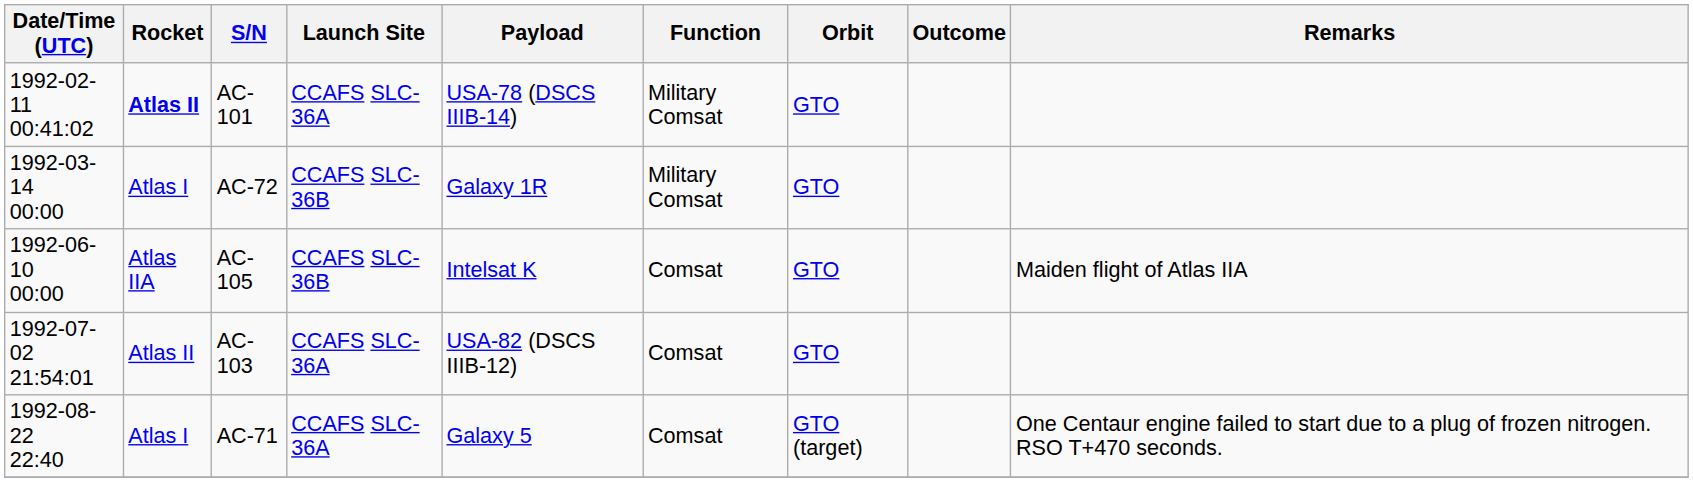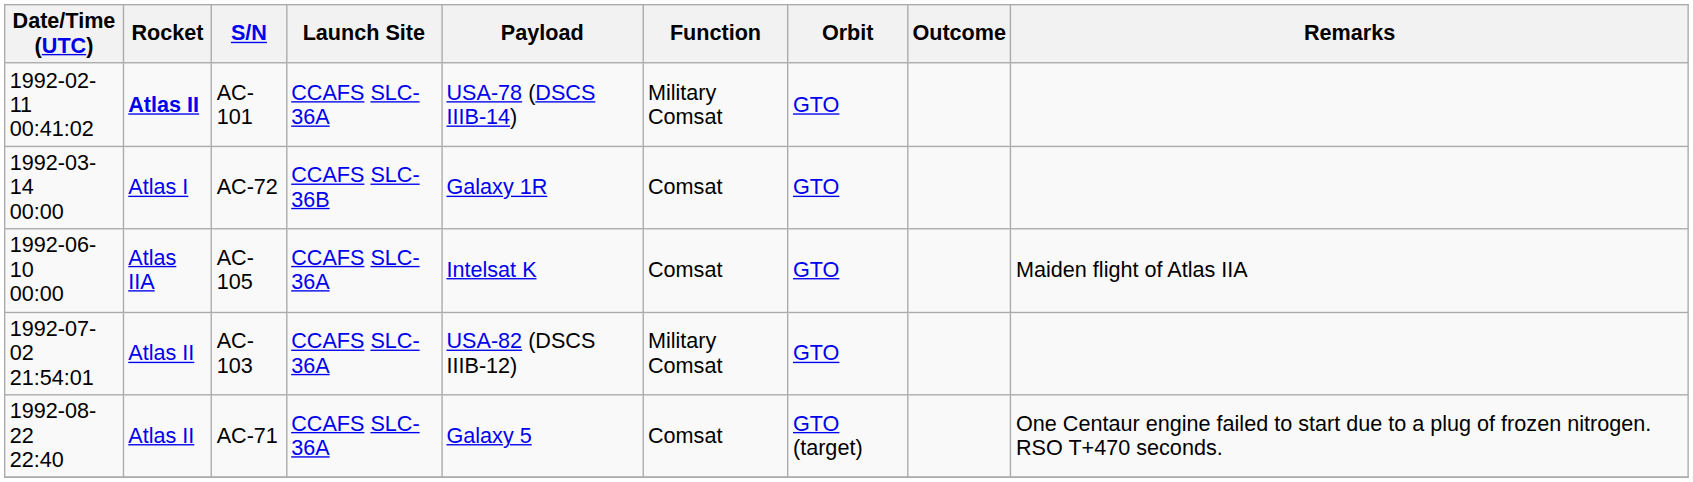(685, 187) Military Comsat -> (685, 187) Comsat
(355, 270) CCAFS SLC-36B -> (355, 270) CCAFS SLC-36A
(685, 353) Comsat -> (685, 353) Military Comsat
(158, 435) Atlas I -> (161, 435) Atlas II
